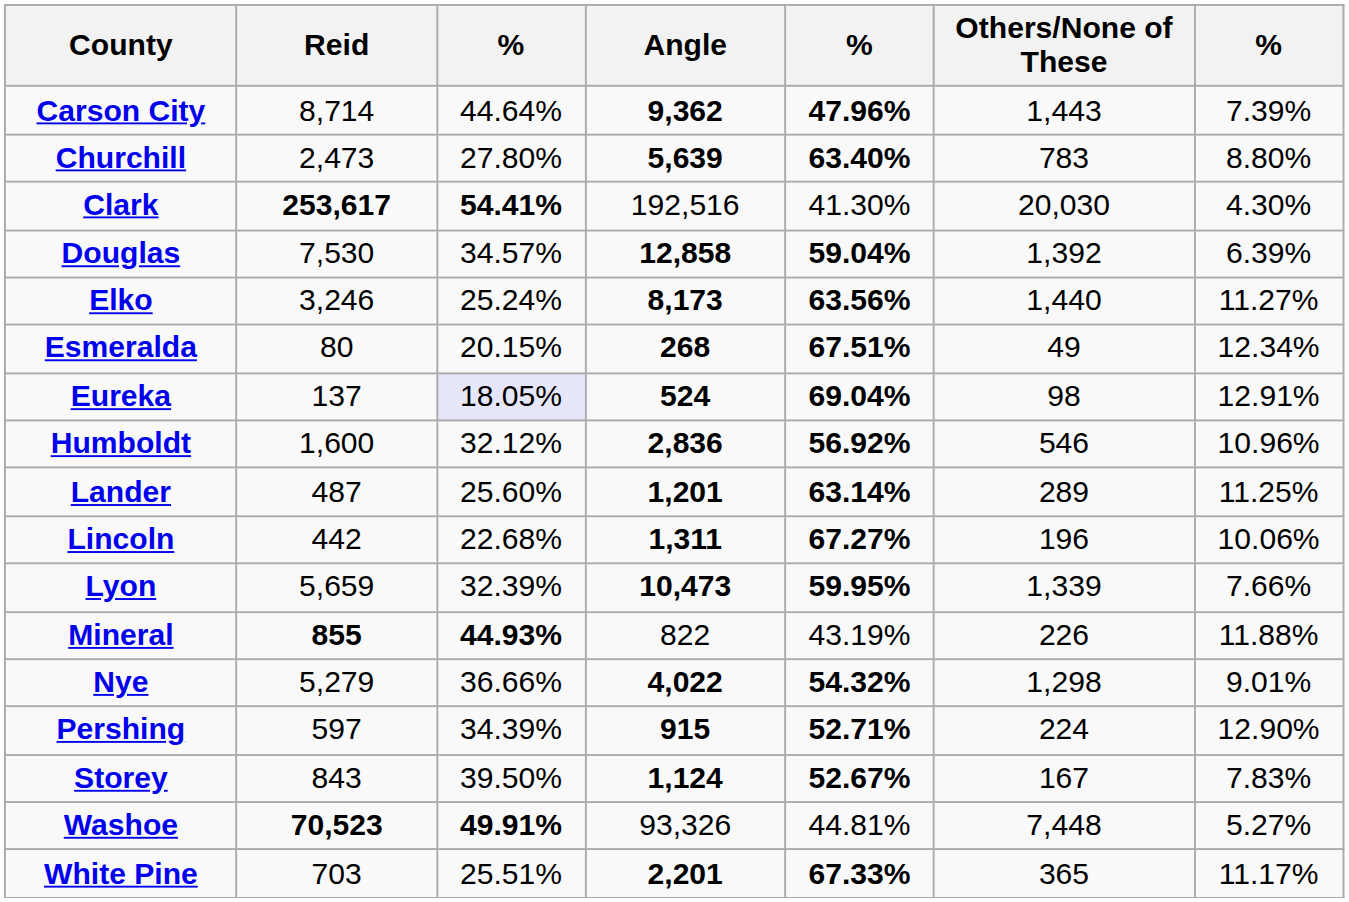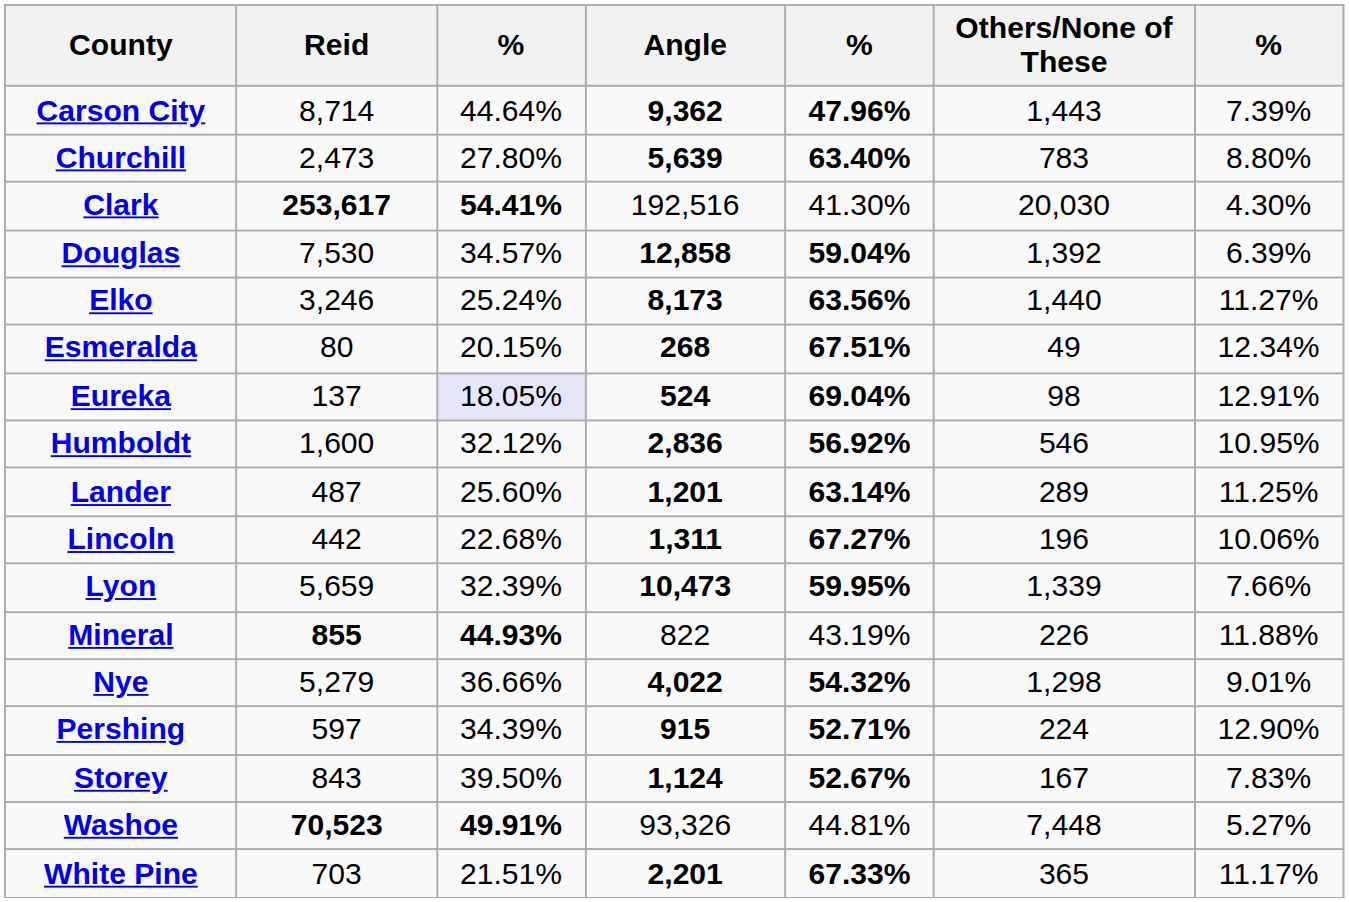(1269, 443) 10.96% -> (1269, 443) 10.95%
(511, 873) 25.51% -> (511, 873) 21.51%
